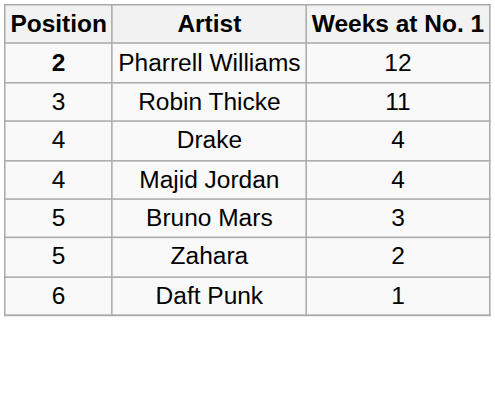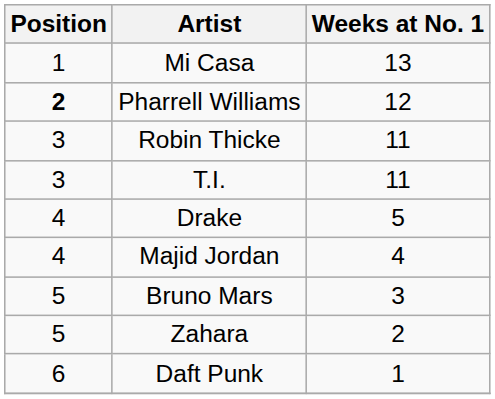+ row: (209, 62)
+ row: (209, 179)
(398, 140) 4 -> (398, 218) 5
